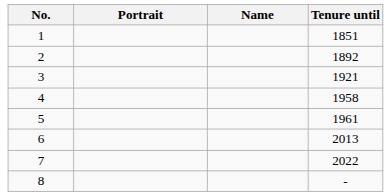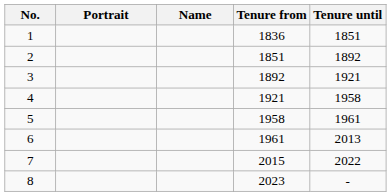+ column: (272, 14)
